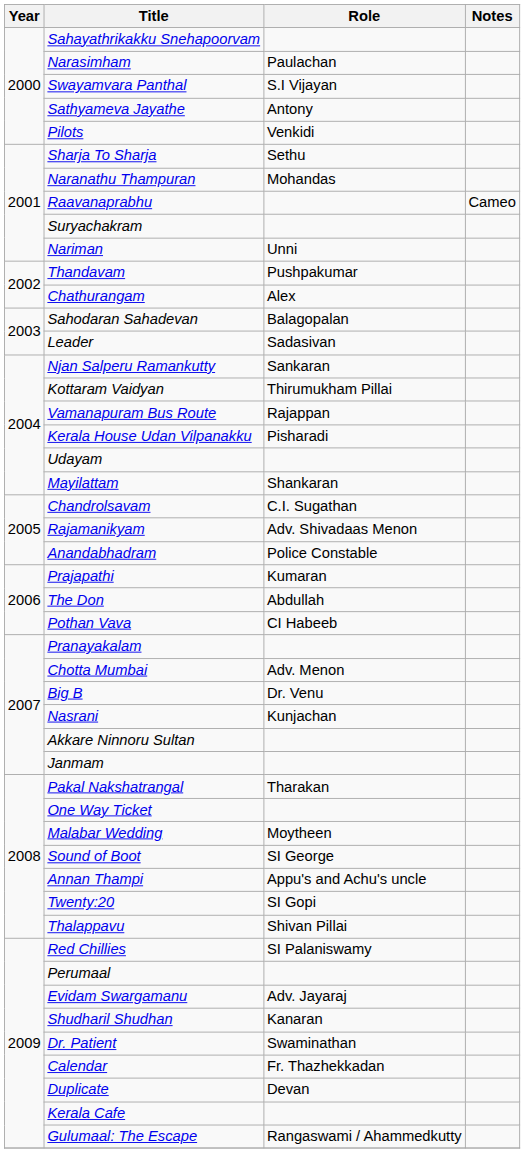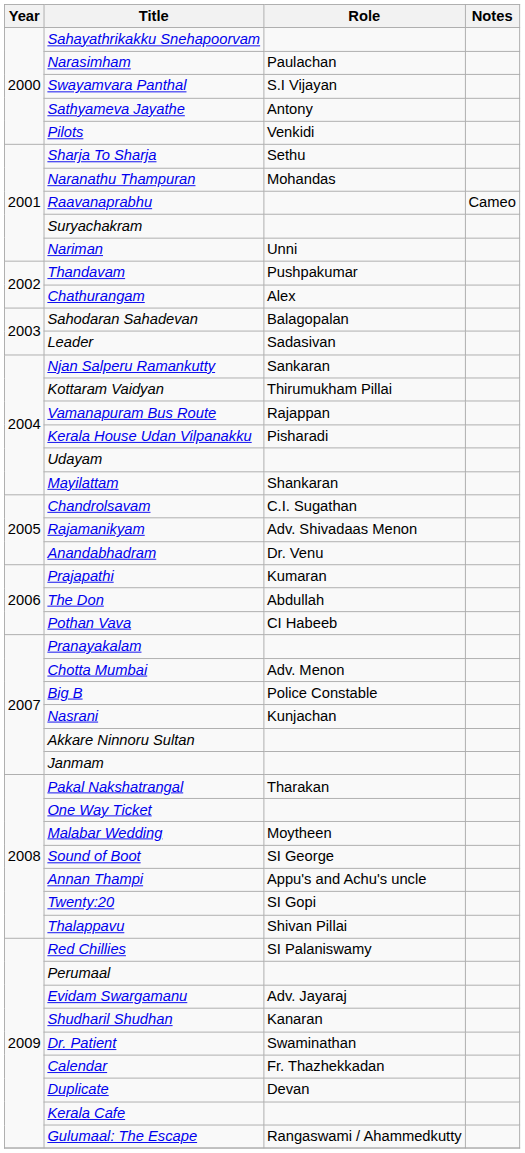(322, 553) Police Constable -> (295, 553) Dr. Venu
(295, 693) Dr. Venu -> (322, 693) Police Constable
